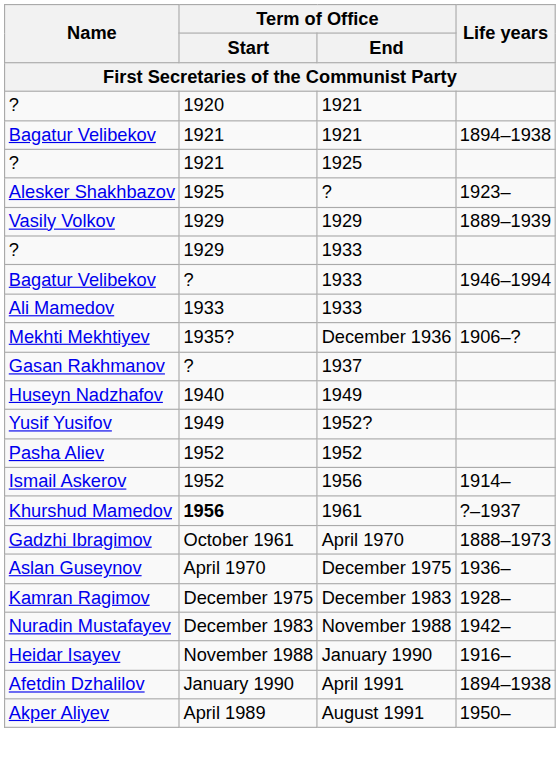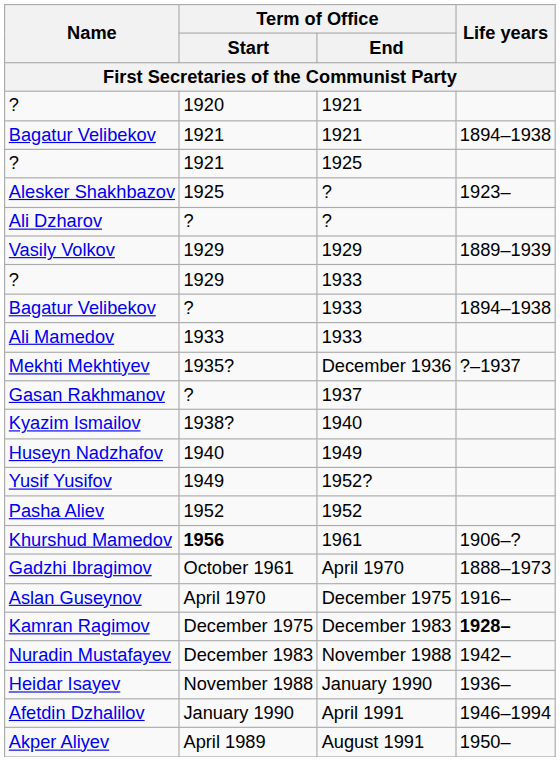+ row: (55, 221)
(505, 279) 1946–1994 -> (505, 308) 1894–1938
(490, 337) 1906–? -> (490, 366) ?–1937
+ row: (75, 423)
- row: (68, 481)
(490, 510) ?–1937 -> (490, 539) 1906–?
(485, 568) 1936– -> (485, 597) 1916–
(485, 597) normal -> (485, 626) bold
(485, 655) 1916– -> (485, 684) 1936–
(505, 684) 1894–1938 -> (505, 713) 1946–1994
